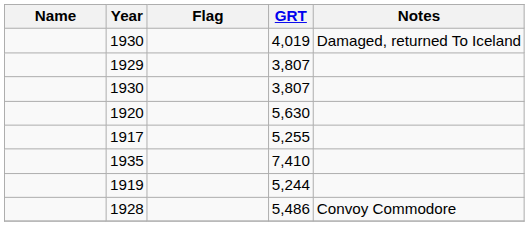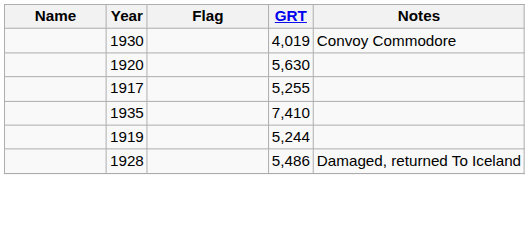(419, 40) Damaged, returned To Iceland -> (387, 40) Convoy Commodore
- row: (127, 64)
- row: (127, 88)
(387, 209) Convoy Commodore -> (419, 161) Damaged, returned To Iceland
